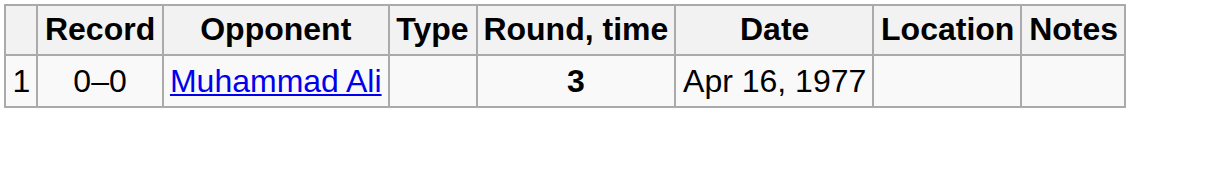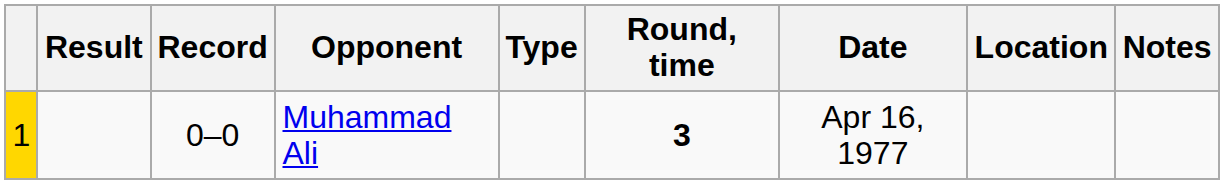+ column: (94, 47)
(21, 80) no background -> (21, 134) gold background
